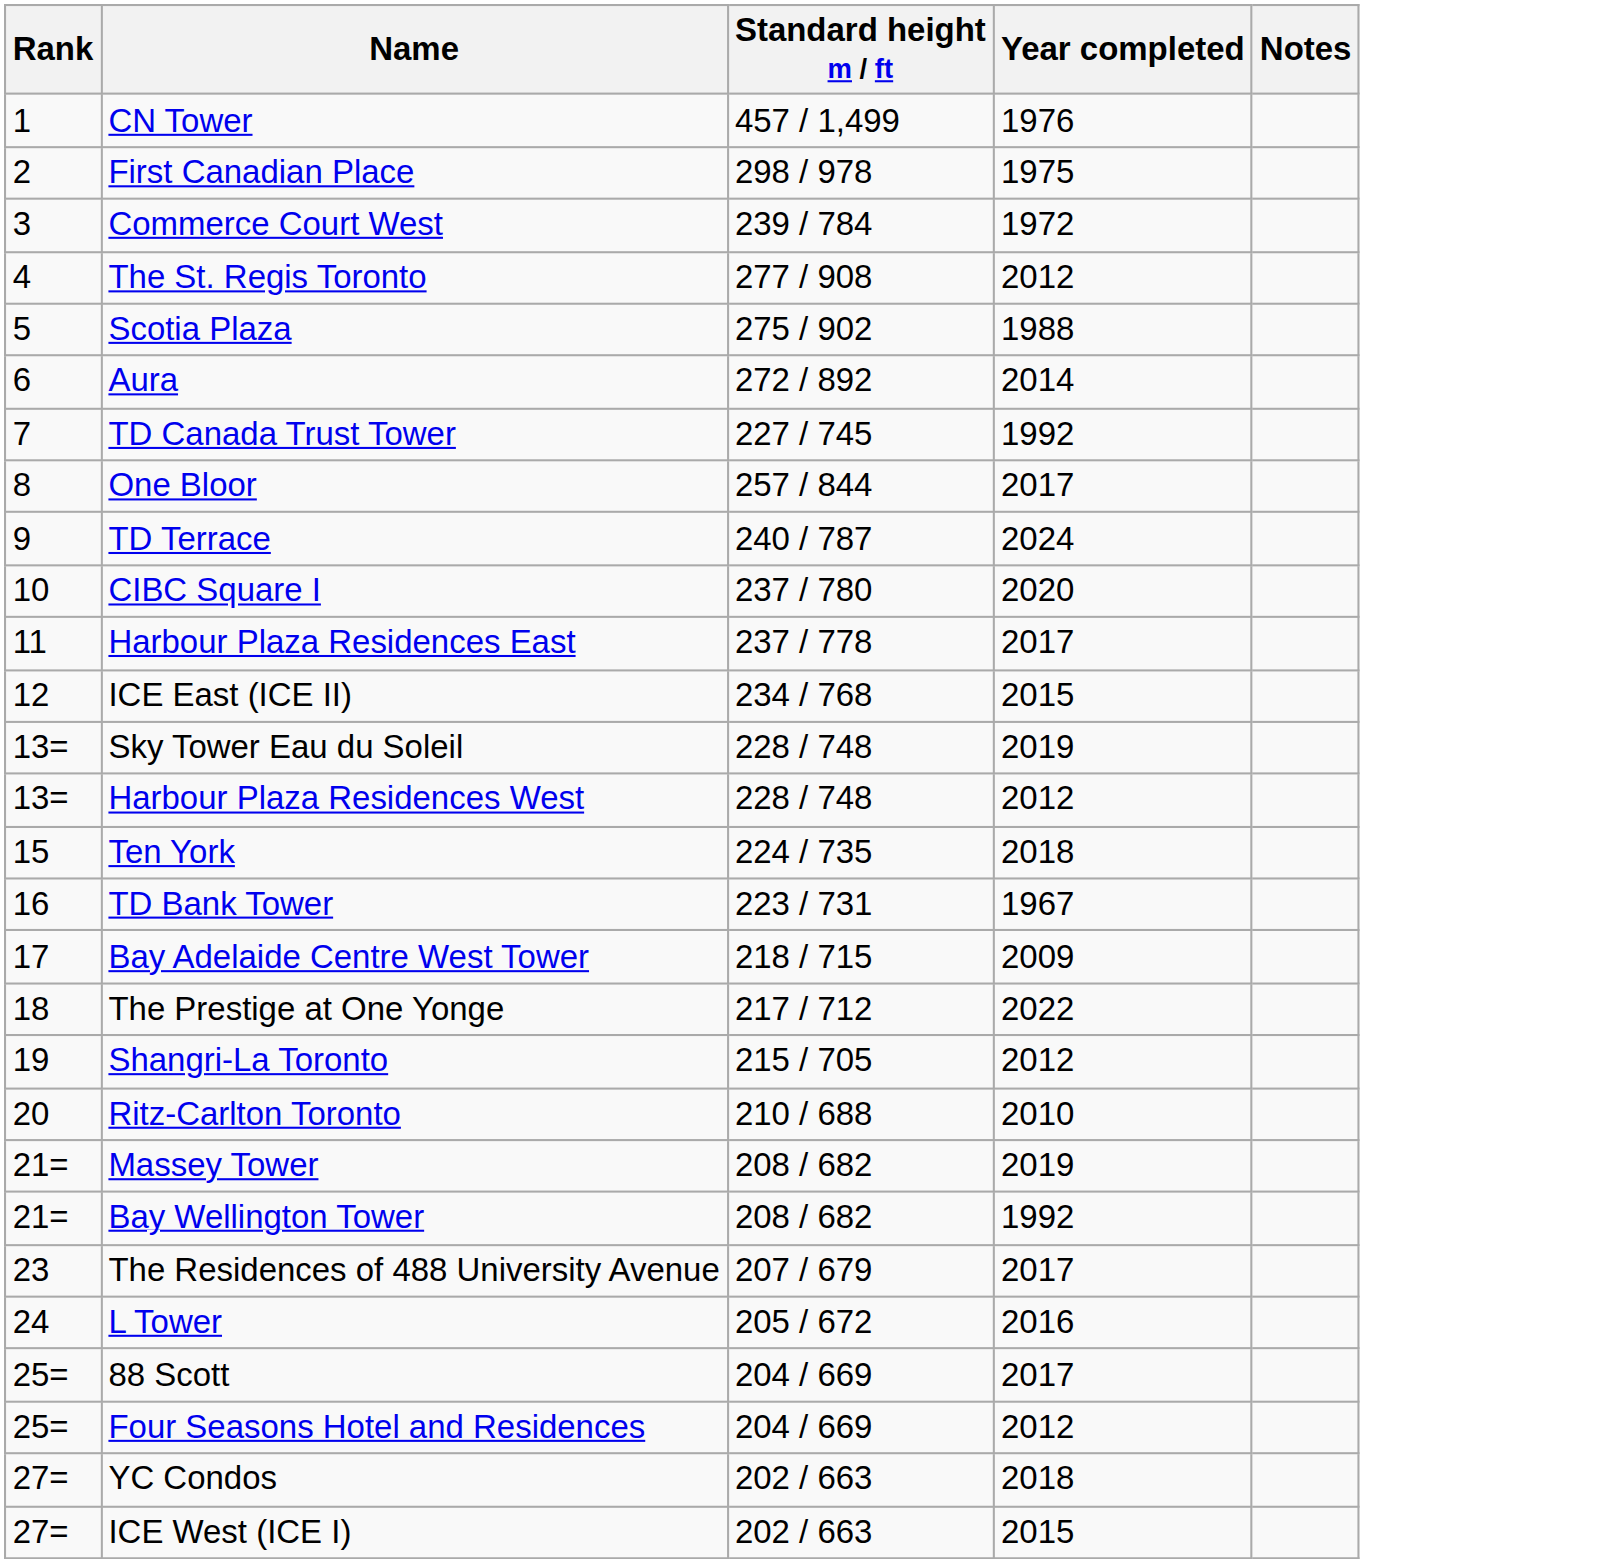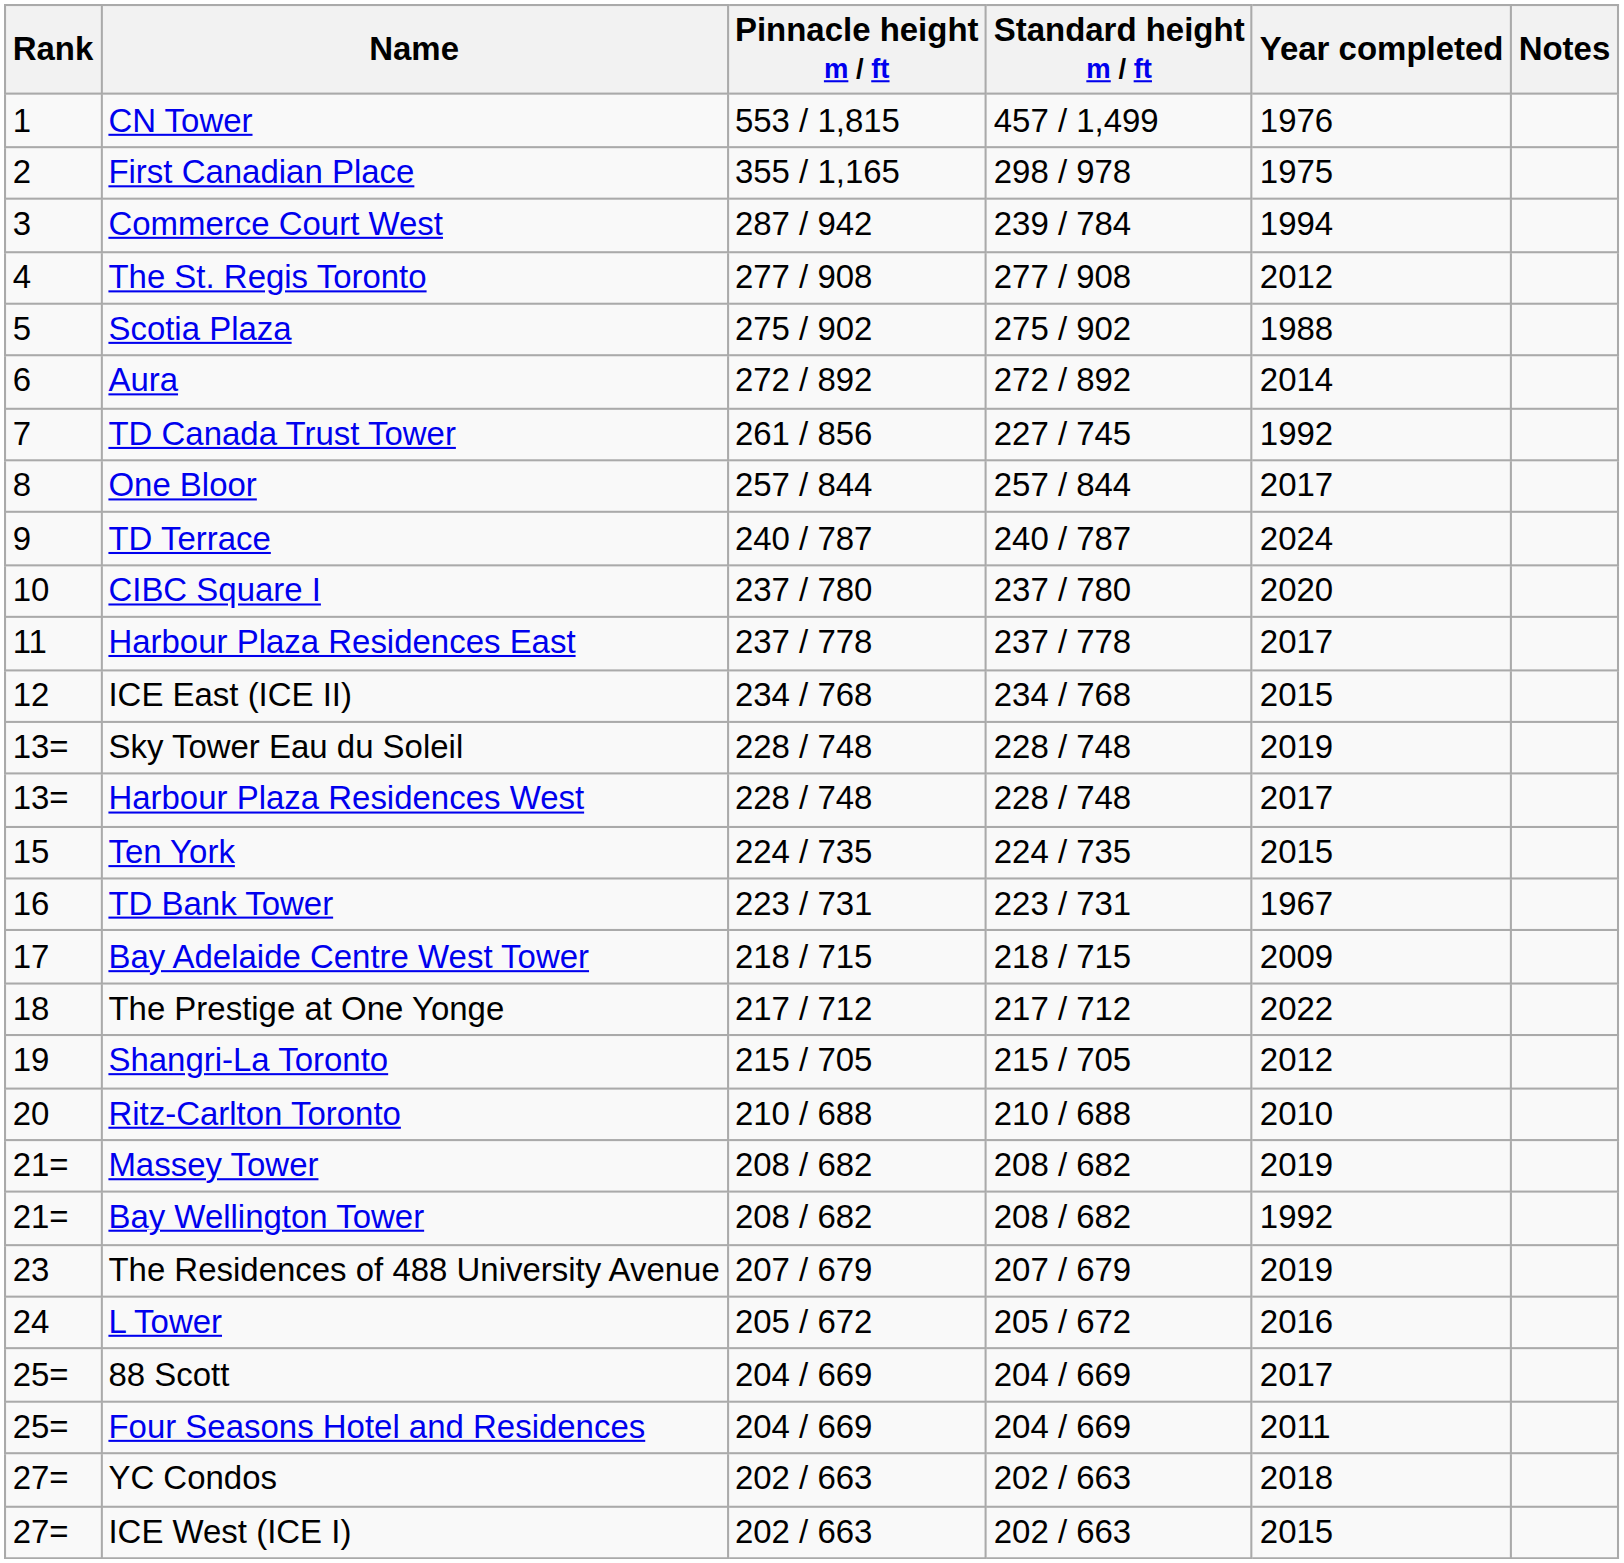+ column: (857, 49)
(1038, 224) 1972 -> (1296, 224) 1994
(1038, 799) 2012 -> (1296, 799) 2017
(1038, 851) 2018 -> (1296, 851) 2015
(1038, 1269) 2017 -> (1296, 1269) 2019
(1038, 1426) 2012 -> (1295, 1426) 2011
